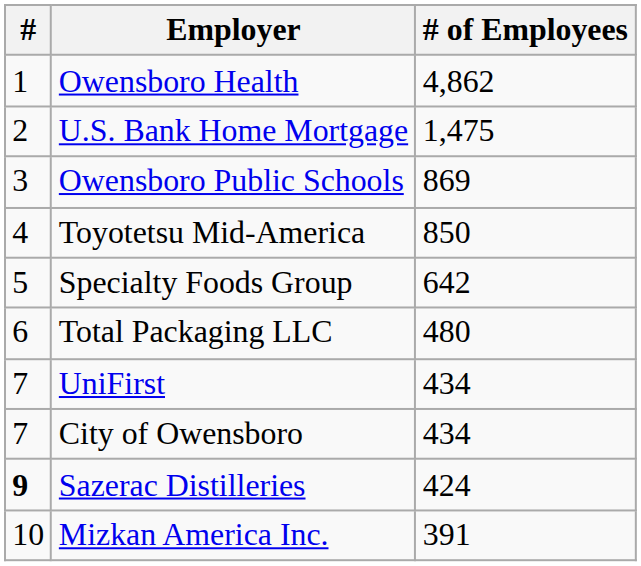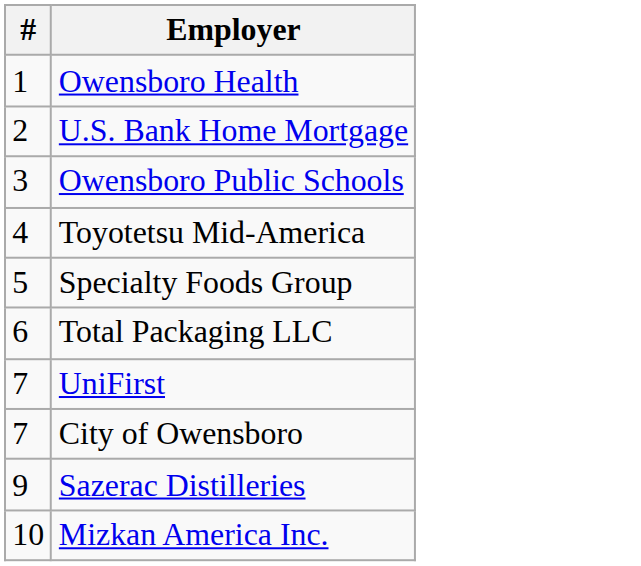- column: (525, 29)
(20, 484) bold -> (20, 484) normal
